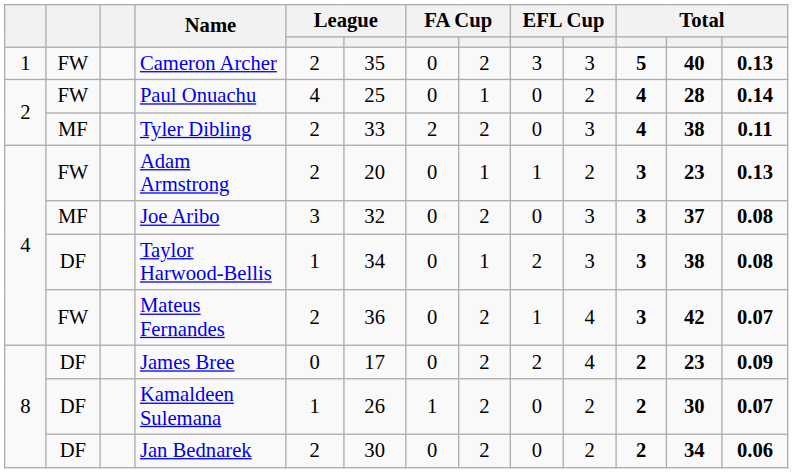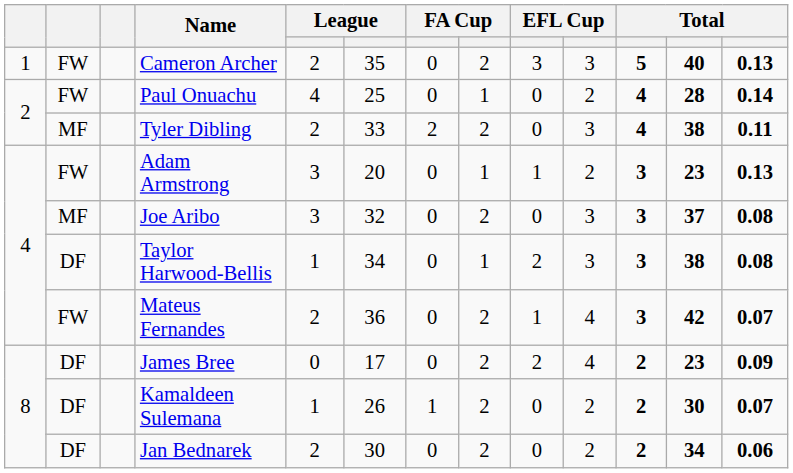(315, 172) 2 -> (315, 172) 3
